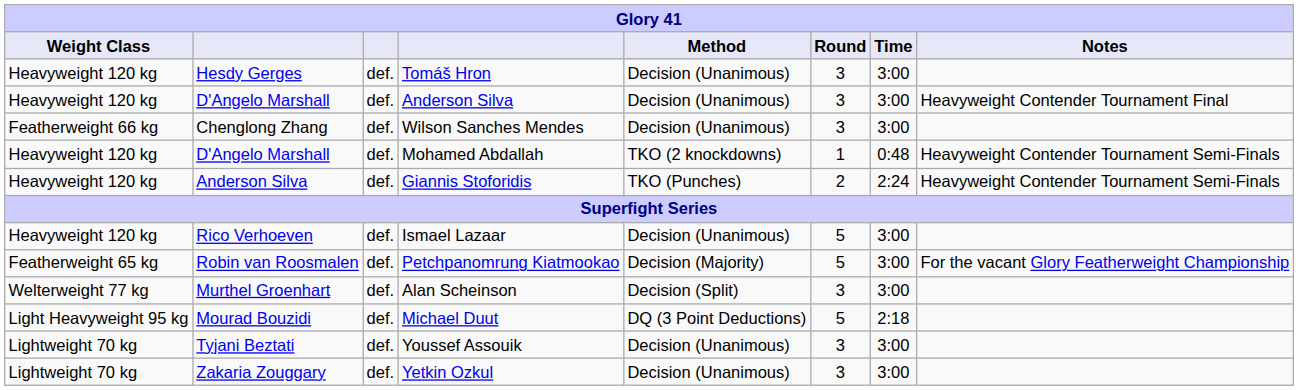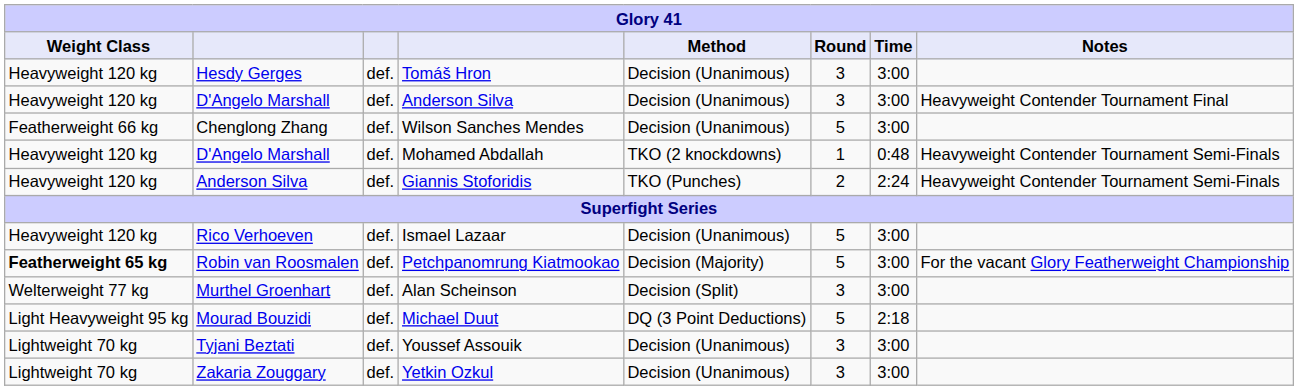(840, 127) 3 -> (840, 127) 5
(83, 263) normal -> (88, 263) bold
